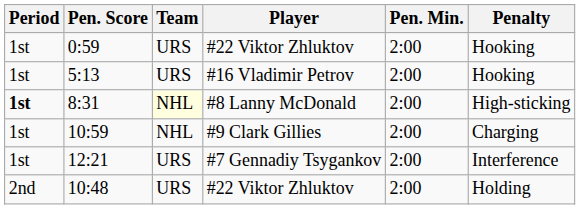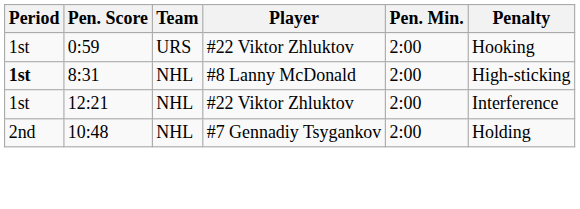- row: (84, 75)
(175, 103) lightyellow background -> (175, 75) no background
- row: (88, 132)
(174, 160) URS -> (175, 103) NHL
(294, 160) #7 Gennadiy Tsygankov -> (280, 103) #22 Viktor Zhluktov
(174, 189) URS -> (175, 132) NHL
(280, 189) #22 Viktor Zhluktov -> (294, 132) #7 Gennadiy Tsygankov
